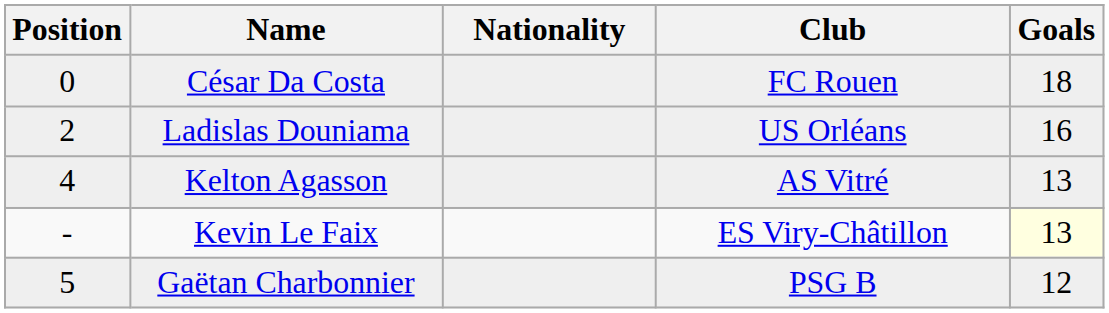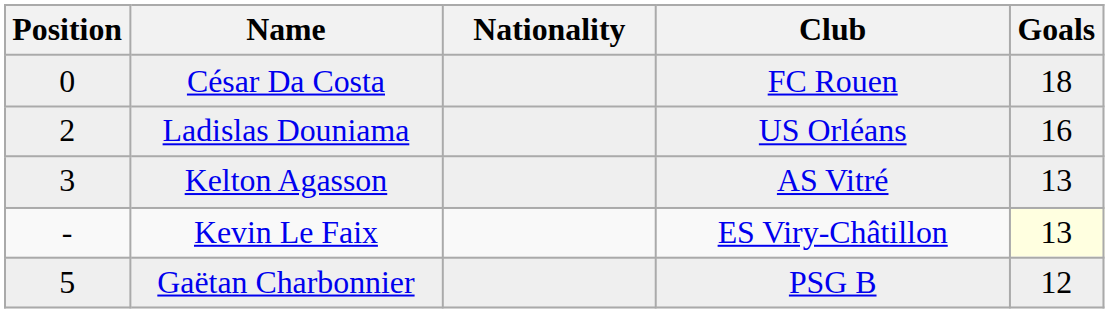(67, 181) 4 -> (67, 181) 3
